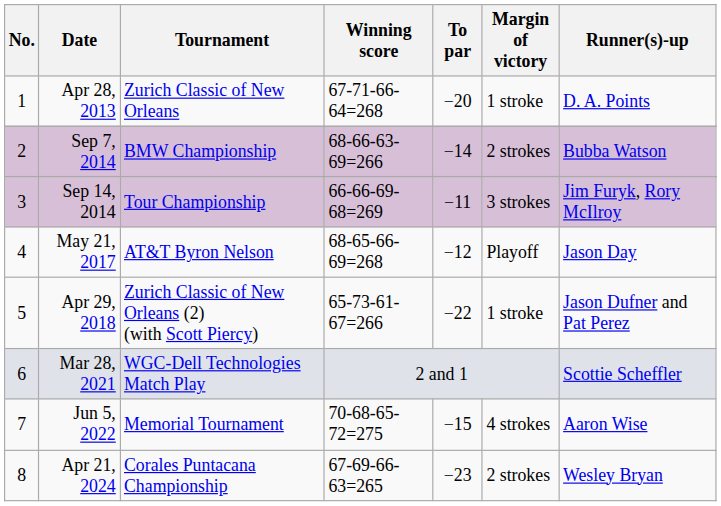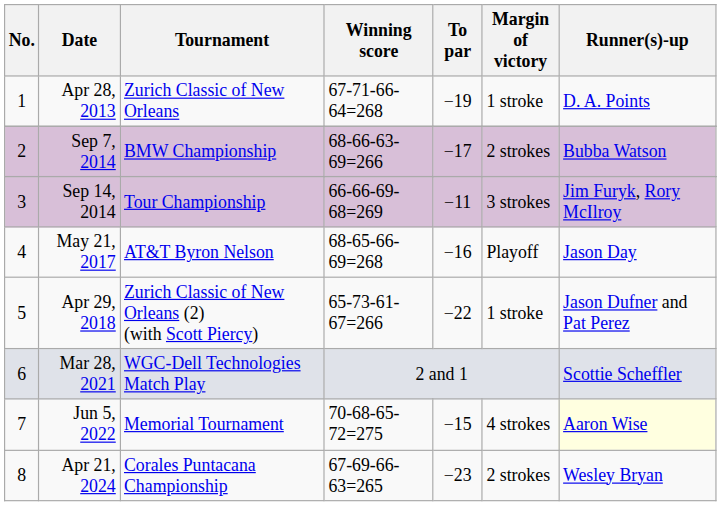(458, 101) −20 -> (458, 101) −19
(458, 151) −14 -> (458, 151) −17
(458, 252) −12 -> (458, 252) −16
(605, 424) no background -> (605, 424) lightyellow background
